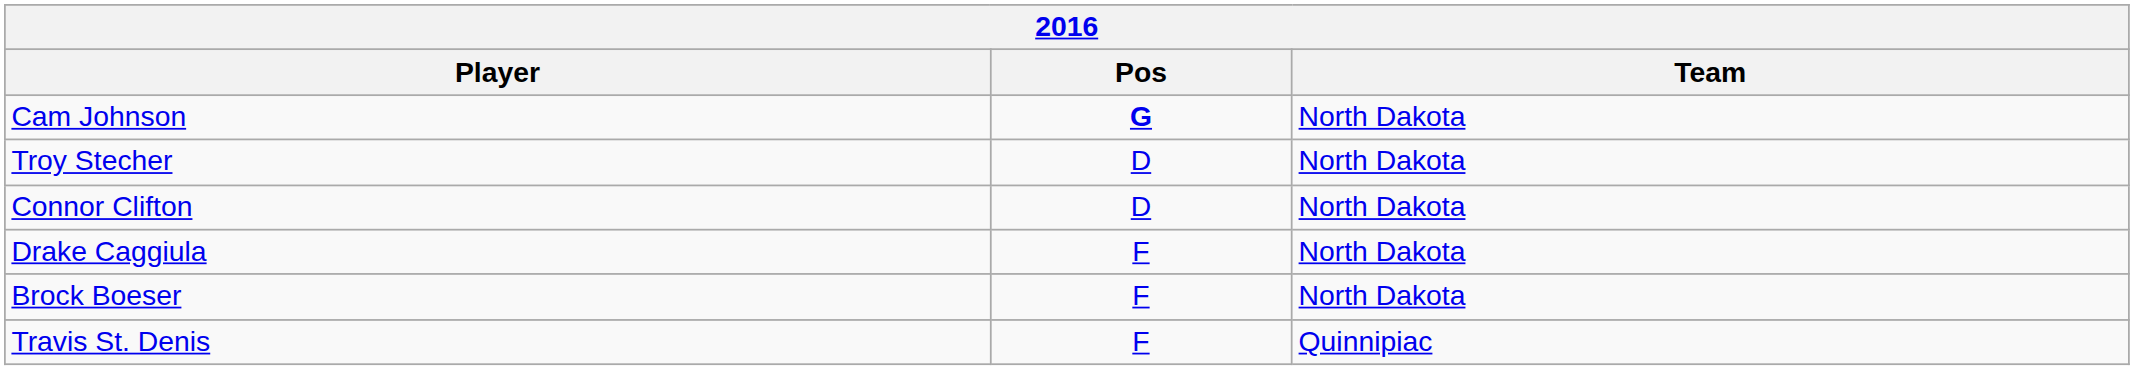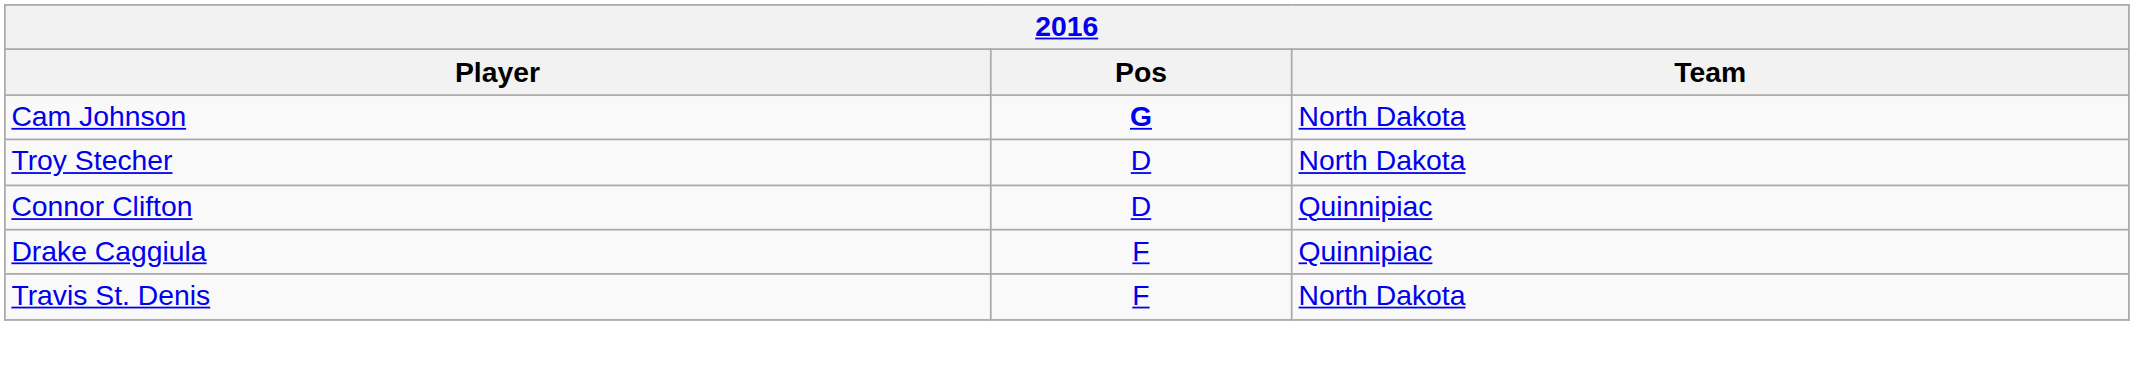(1382, 206) North Dakota -> (1366, 206) Quinnipiac
(1382, 251) North Dakota -> (1366, 251) Quinnipiac
- row: (96, 296)
(1366, 341) Quinnipiac -> (1382, 296) North Dakota
